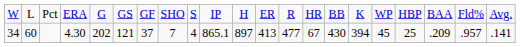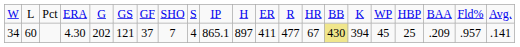(267, 33) 413 -> (267, 33) 411
(337, 33) no background -> (336, 33) khaki background
